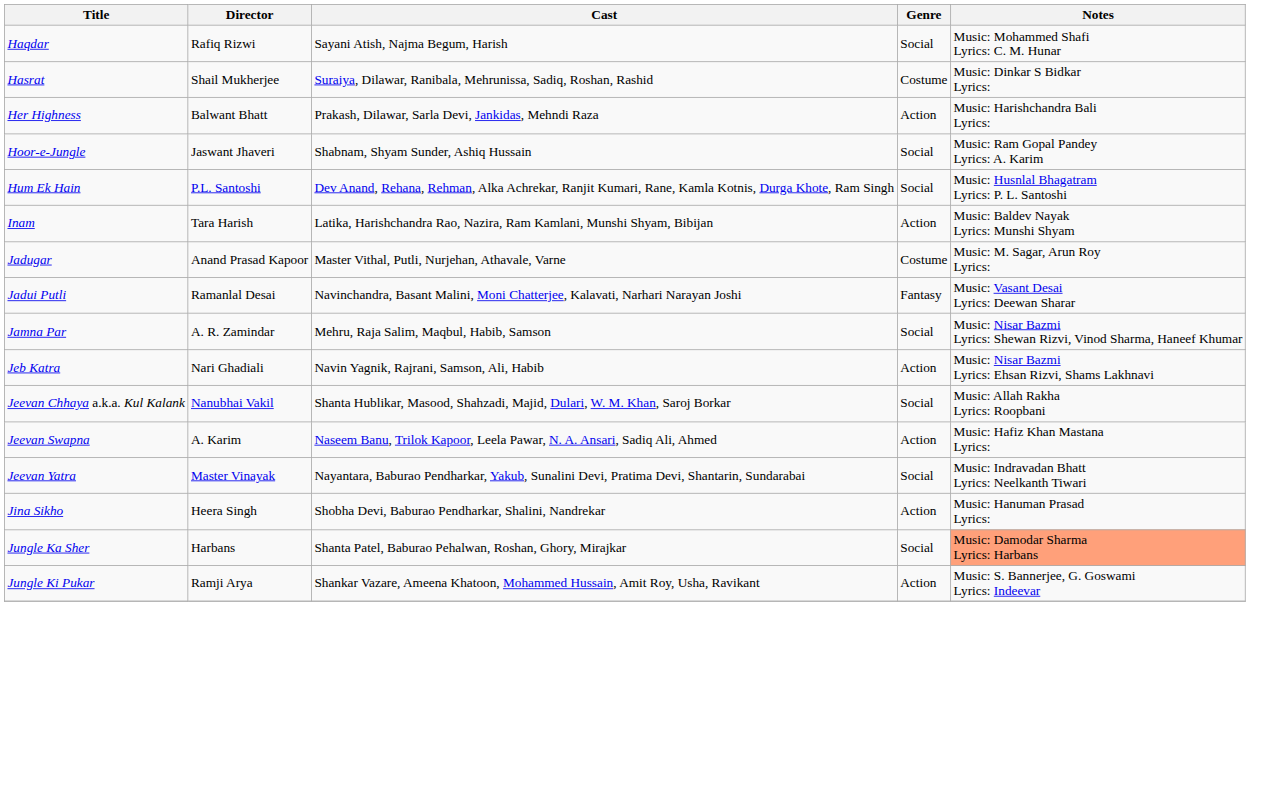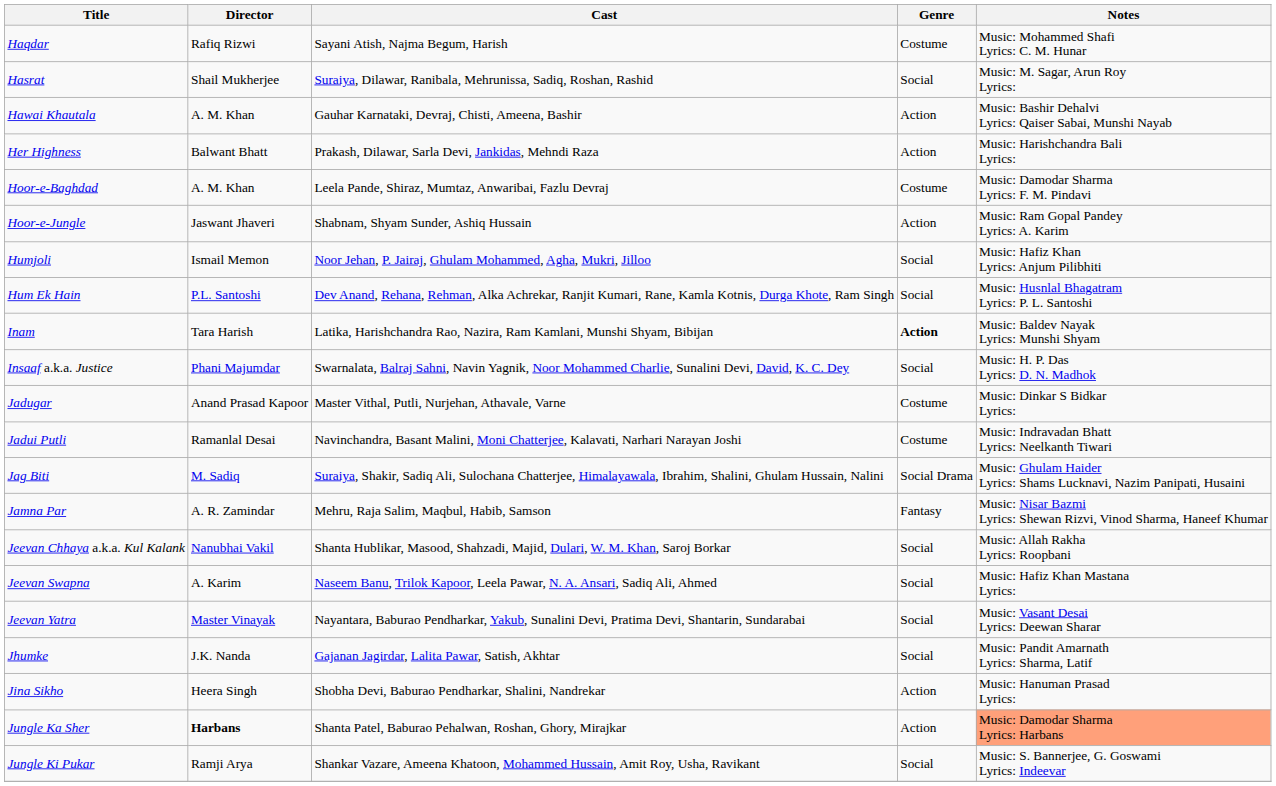(917, 43) Social -> (924, 43) Costume
(924, 79) Costume -> (917, 79) Social
(1017, 79) Music: Dinkar S Bidkar Lyrics: -> (1053, 79) Music: M. Sagar, Arun Roy Lyrics:
+ row: (52, 115)
+ row: (53, 187)
(917, 151) Social -> (918, 223) Action
+ row: (29, 259)
(918, 223) normal -> (919, 331) bold
+ row: (60, 367)
(1027, 259) Music: M. Sagar, Arun Roy Lyrics: -> (1043, 403) Music: Dinkar S Bidkar Lyrics:
(921, 295) Fantasy -> (924, 439) Costume
(1014, 295) Music: Vasant Desai Lyrics: Deewan Sharar -> (1045, 439) Music: Indravadan Bhatt Lyrics: Neelkanth Tiwari
+ row: (28, 475)
(917, 331) Social -> (921, 511) Fantasy
- row: (34, 367)
(918, 439) Action -> (917, 583) Social
(1020, 475) Music: Indravadan Bhatt Lyrics: Neelkanth Tiwari -> (1040, 619) Music: Vasant Desai Lyrics: Deewan Sharar
+ row: (28, 655)
(213, 547) normal -> (216, 727) bold
(917, 547) Social -> (918, 727) Action
(918, 583) Action -> (917, 763) Social
